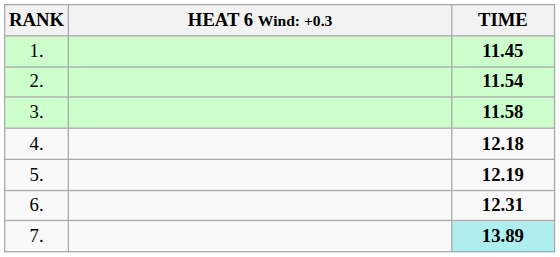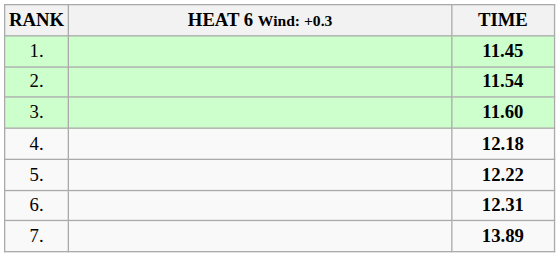(503, 112) 11.58 -> (503, 112) 11.60
(503, 174) 12.19 -> (503, 174) 12.22
(503, 236) paleturquoise background -> (503, 236) no background
